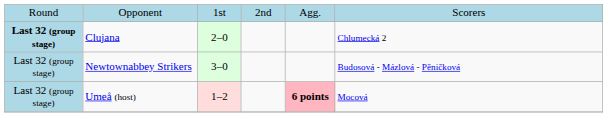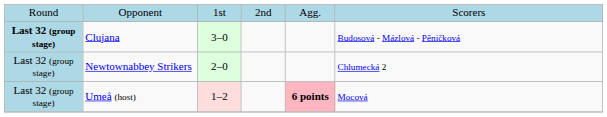(219, 36) 2–0 -> (219, 36) 3–0
(362, 37) Chlumecká 2 -> (399, 37) Budosová - Mázlová - Pěničková
(219, 66) 3–0 -> (219, 66) 2–0
(399, 67) Budosová - Mázlová - Pěničková -> (362, 67) Chlumecká 2
